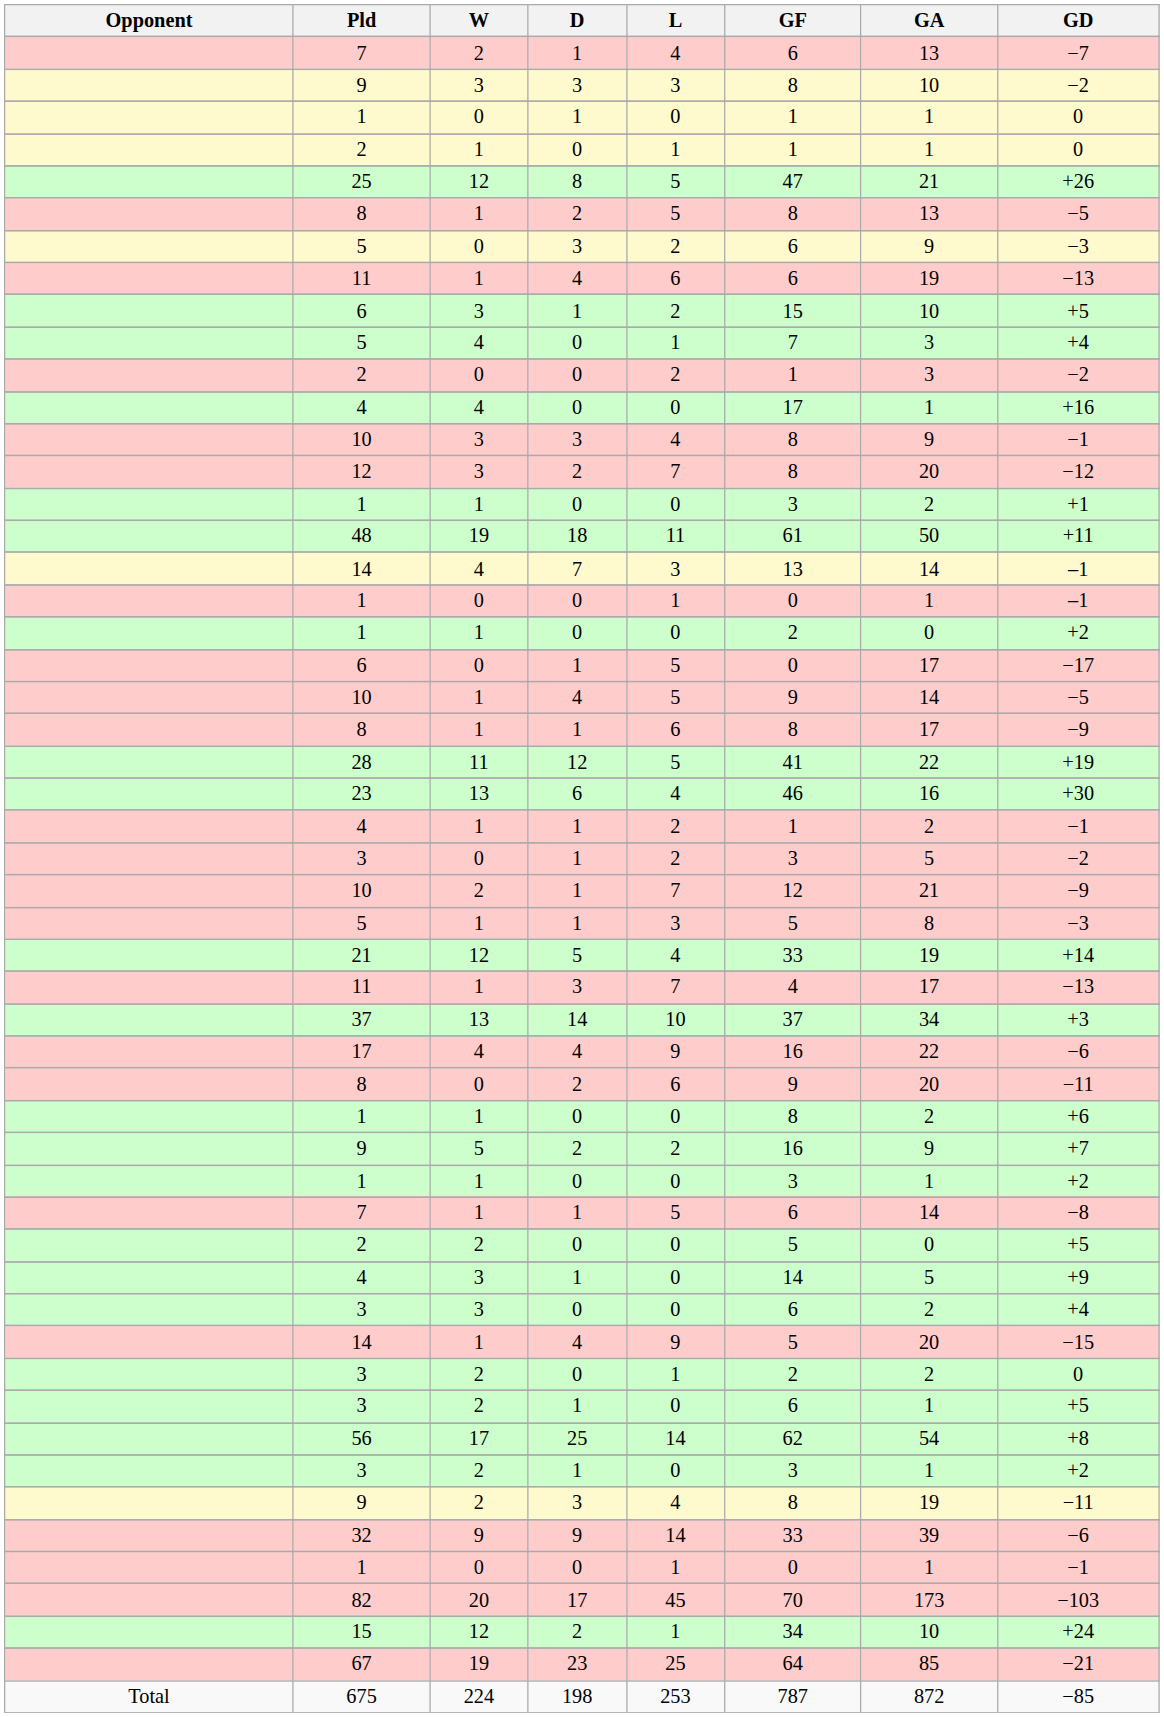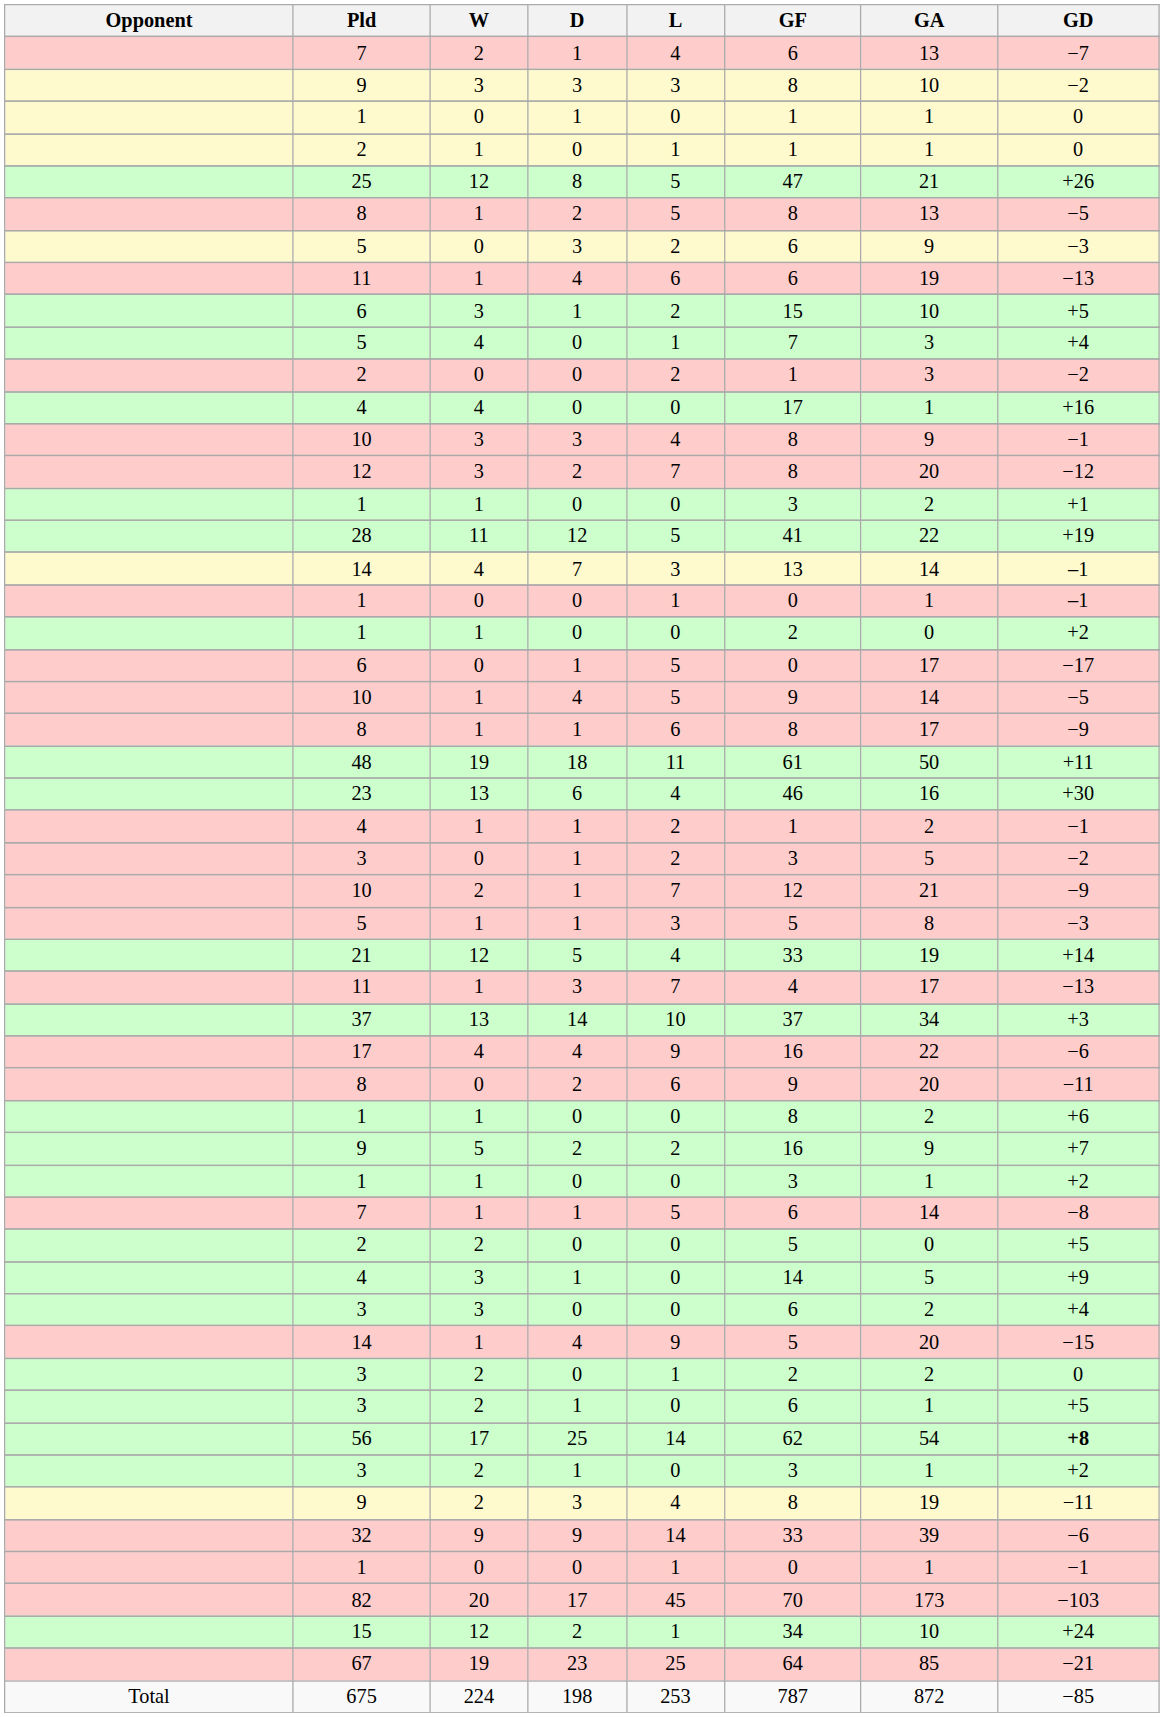rows swapped: (362, 761) <-> (362, 536)
(1078, 1438) normal -> (1078, 1438) bold
